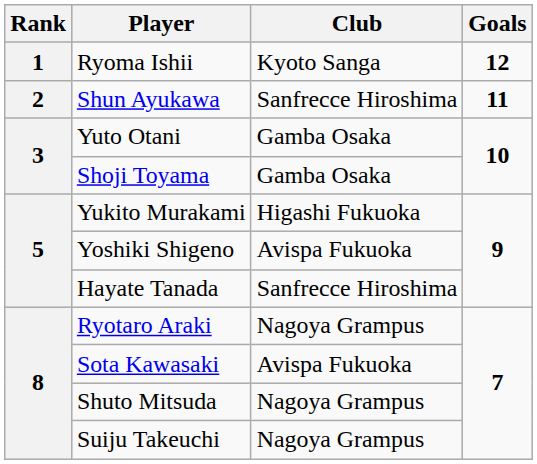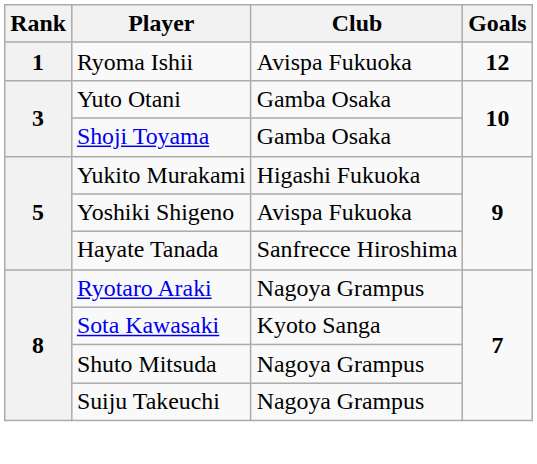(319, 61) Kyoto Sanga -> (334, 61) Avispa Fukuoka
- row: (148, 99)
(334, 363) Avispa Fukuoka -> (319, 325) Kyoto Sanga
